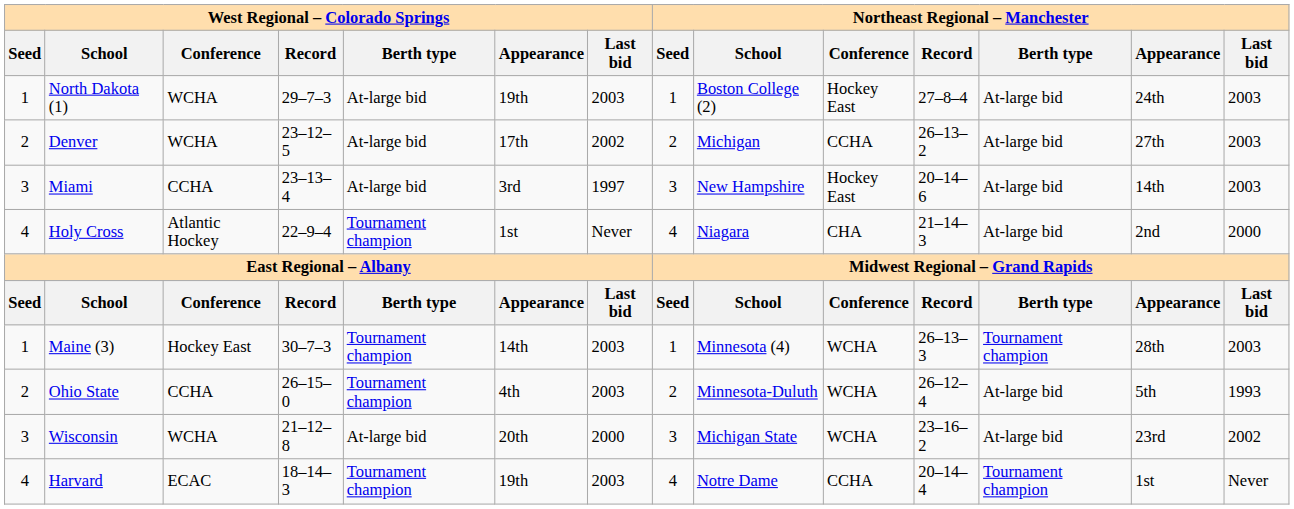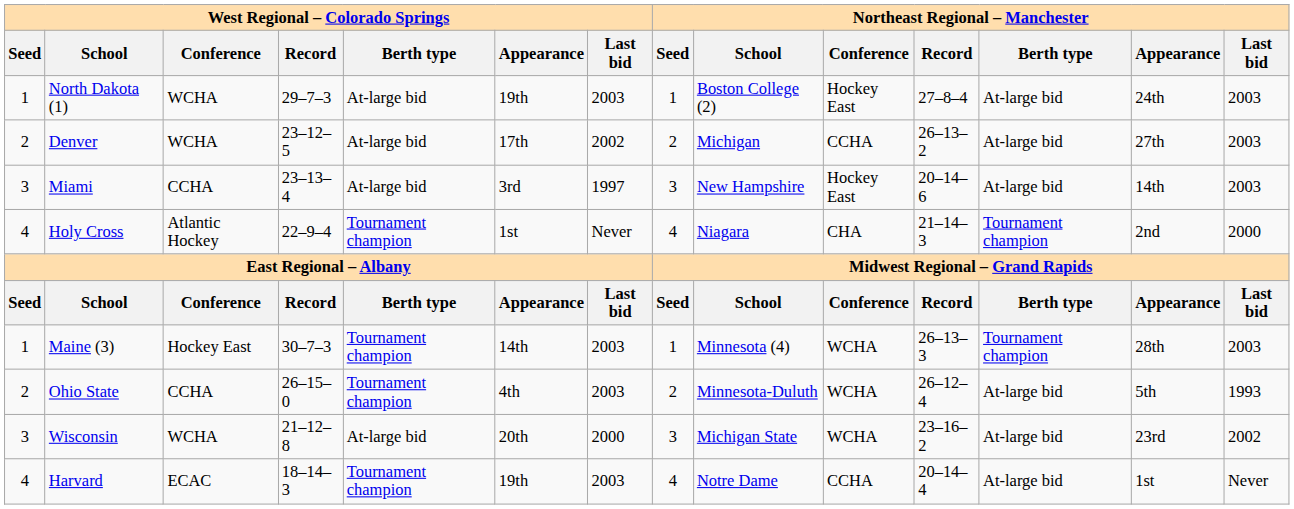(1023, 231) At-large bid -> (1023, 231) Tournament champion
(1023, 481) Tournament champion -> (1023, 481) At-large bid
